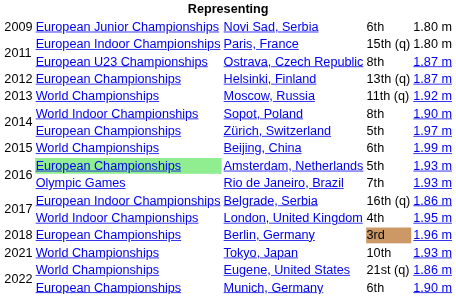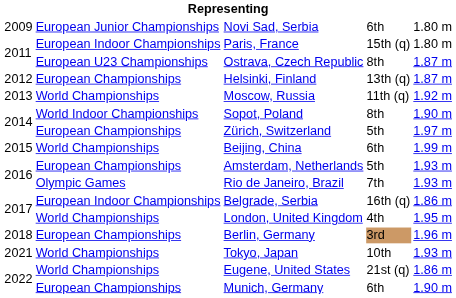(108, 166) lightgreen background -> (108, 166) no background
(117, 218) World Indoor Championships -> (97, 218) World Championships
